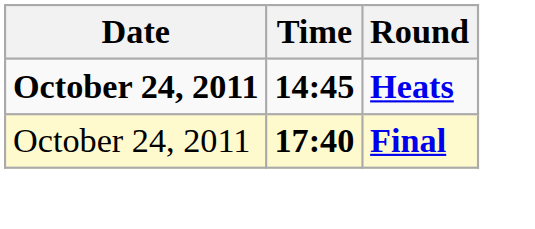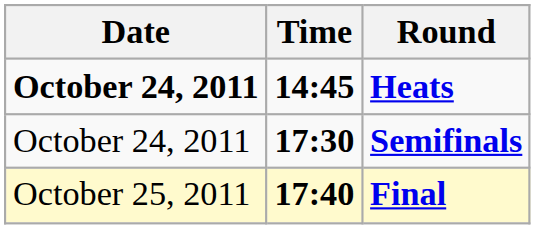+ row: (446, 140)
(132, 140) October 24, 2011 -> (132, 194) October 25, 2011
